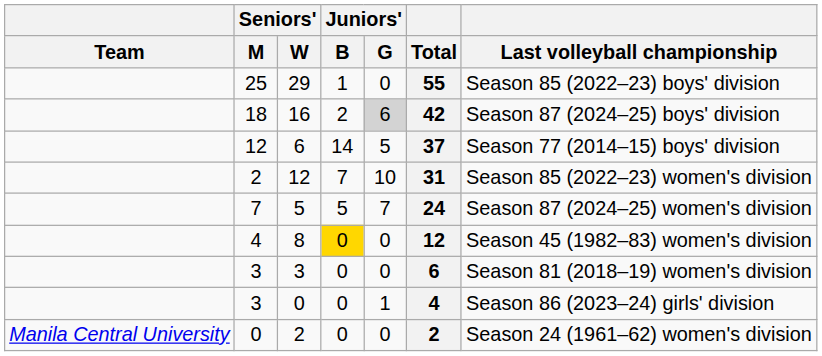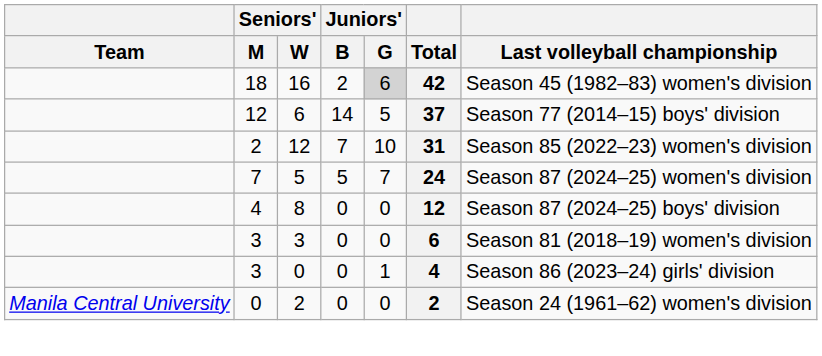- row: (299, 83)
(623, 114) Season 87 (2024–25) boys' division -> (639, 83) Season 45 (1982–83) women's division
(342, 240) gold background -> (342, 209) no background
(639, 240) Season 45 (1982–83) women's division -> (623, 209) Season 87 (2024–25) boys' division
